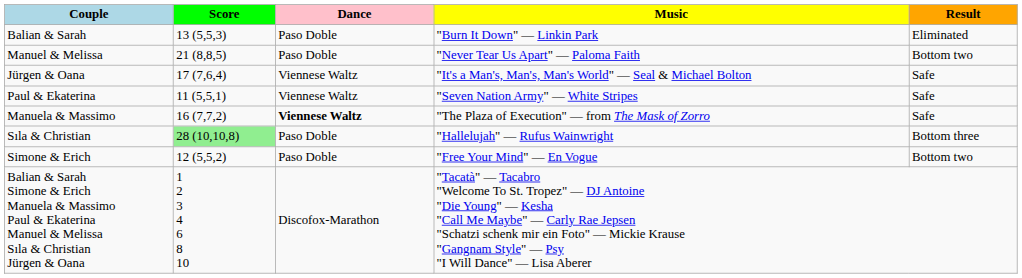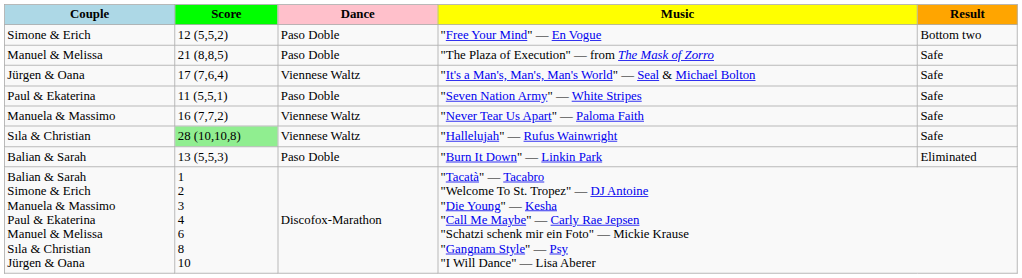rows swapped: (47, 34) <-> (49, 156)
(538, 55) "Never Tear Us Apart" — Paloma Faith -> (577, 55) "The Plaza of Execution" — from The Mask of Zorro
(942, 55) Bottom two -> (932, 55) Safe
(318, 95) Viennese Waltz -> (310, 95) Paso Doble
(320, 116) bold -> (320, 116) normal
(573, 116) "The Plaza of Execution" — from The Mask of Zorro -> (542, 116) "Never Tear Us Apart" — Paloma Faith
(308, 136) Paso Doble -> (320, 136) Viennese Waltz
(946, 136) Bottom three -> (932, 136) Safe
